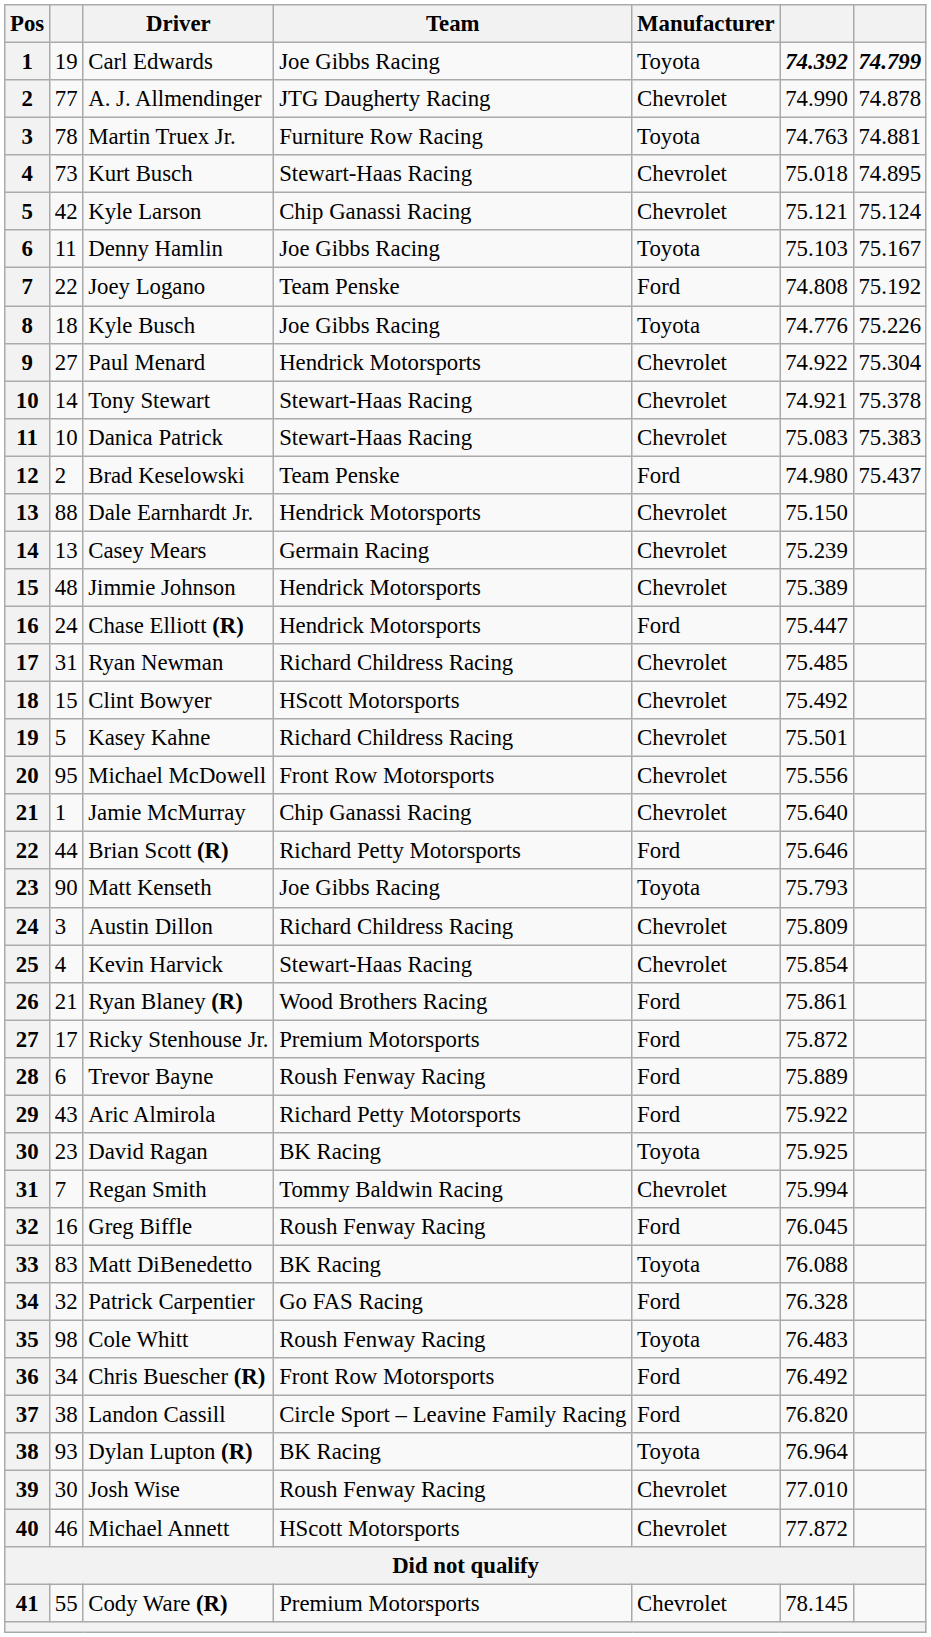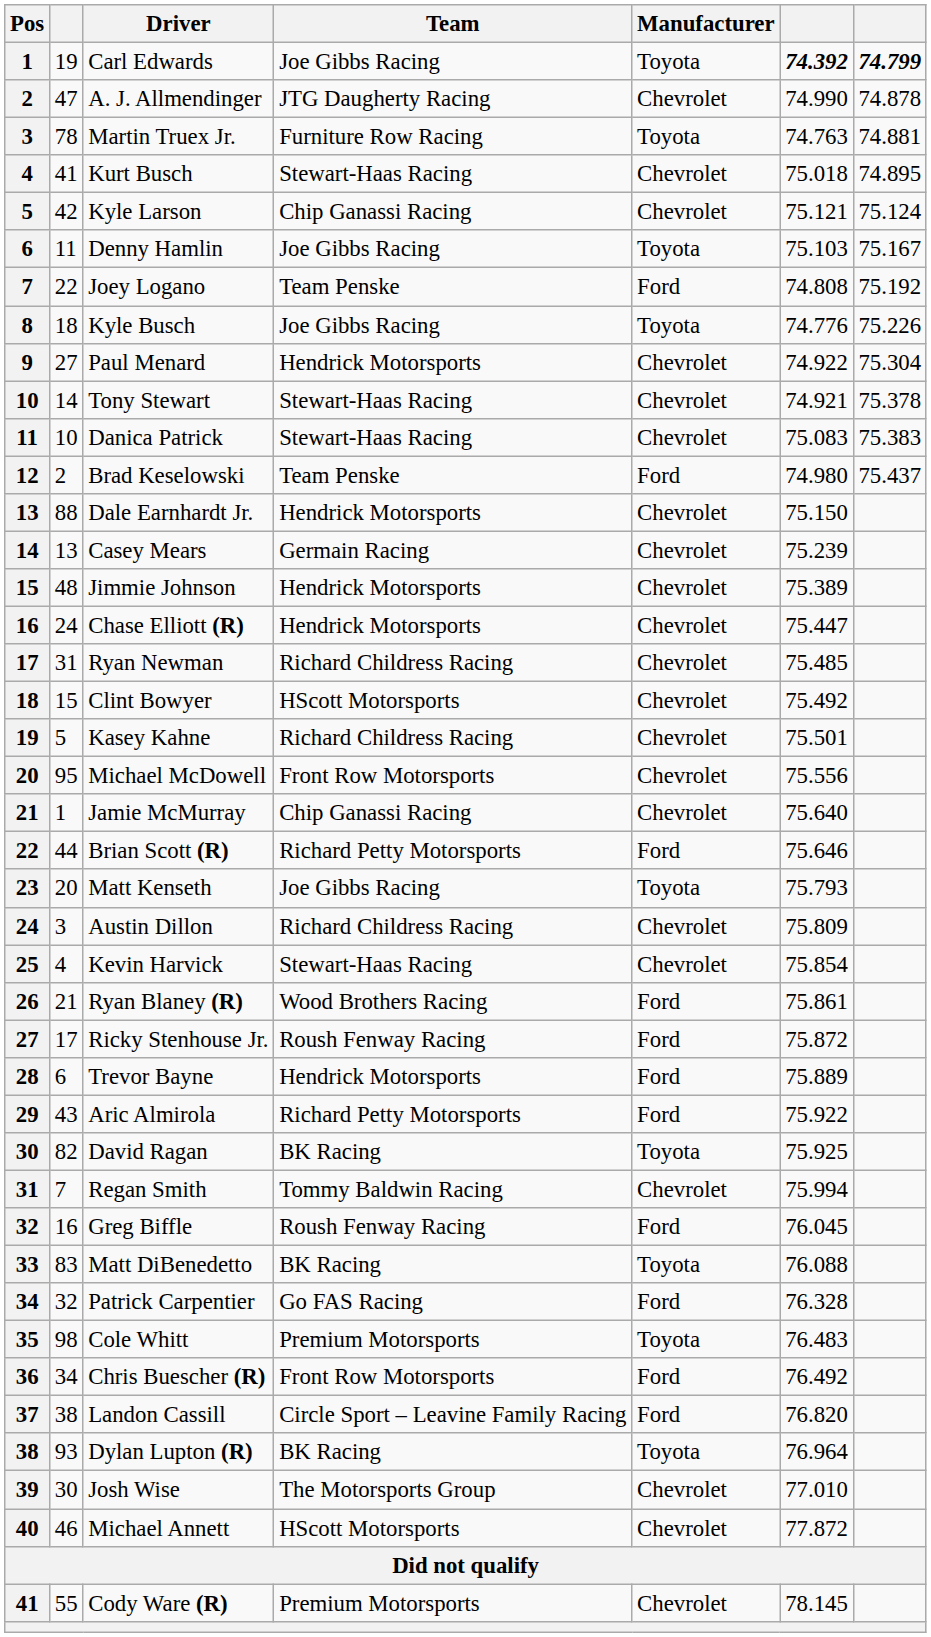(66, 98) 77 -> (66, 98) 47
(66, 173) 73 -> (66, 173) 41
(659, 624) Ford -> (682, 624) Chevrolet
(66, 888) 90 -> (66, 888) 20
(379, 1038) Premium Motorsports -> (382, 1038) Roush Fenway Racing
(382, 1076) Roush Fenway Racing -> (380, 1076) Hendrick Motorsports
(66, 1151) 23 -> (66, 1151) 82
(382, 1339) Roush Fenway Racing -> (379, 1339) Premium Motorsports
(382, 1489) Roush Fenway Racing -> (387, 1489) The Motorsports Group
